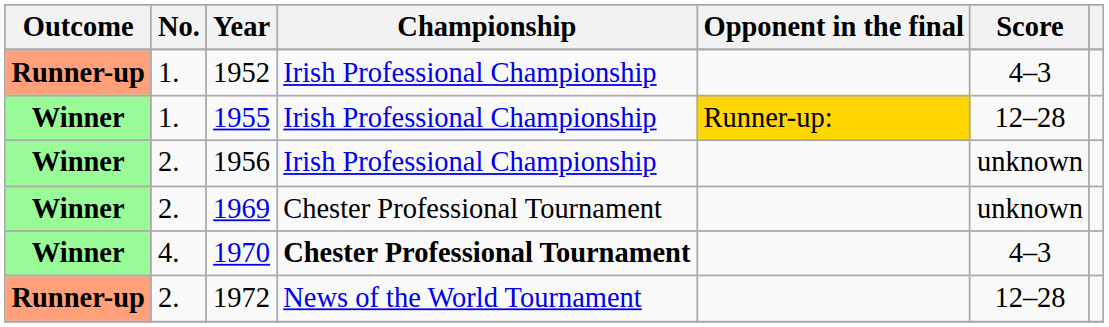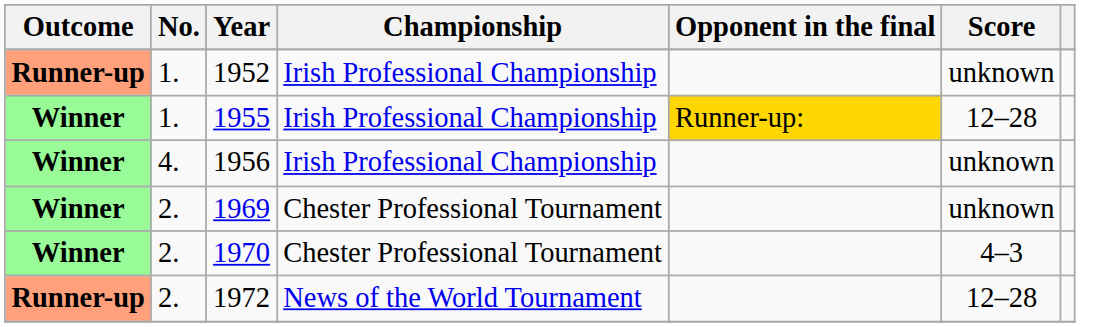(1030, 72) 4–3 -> (1002, 72) unknown
(169, 162) 2. -> (169, 162) 4.
(169, 252) 4. -> (169, 252) 2.
(487, 252) bold -> (473, 252) normal
